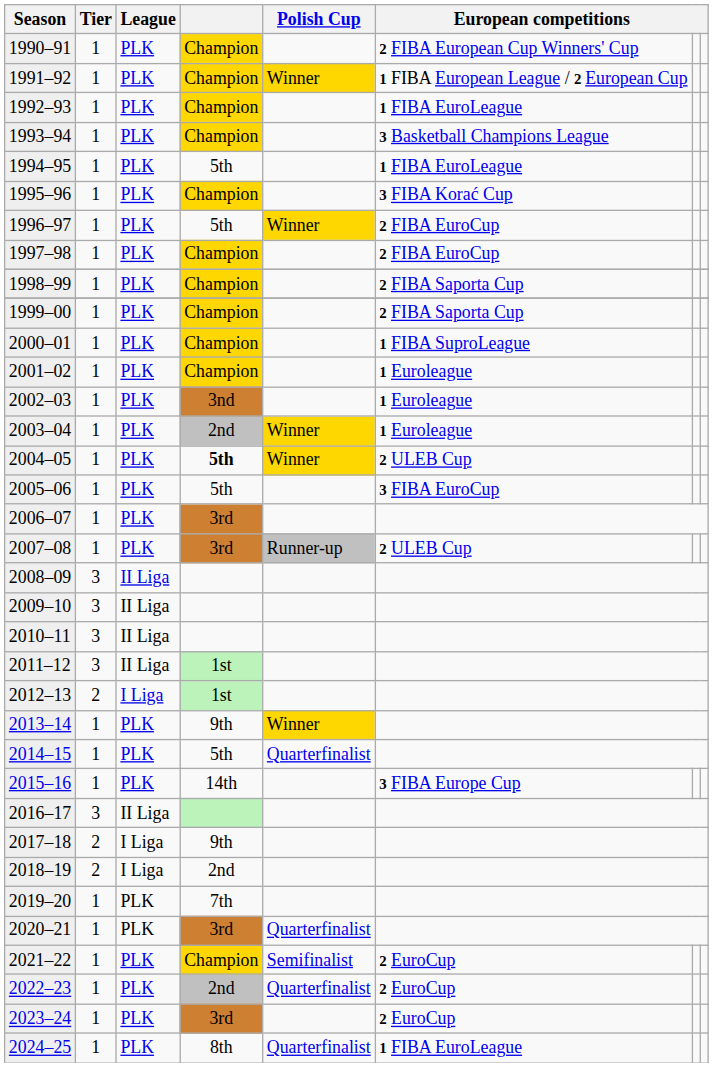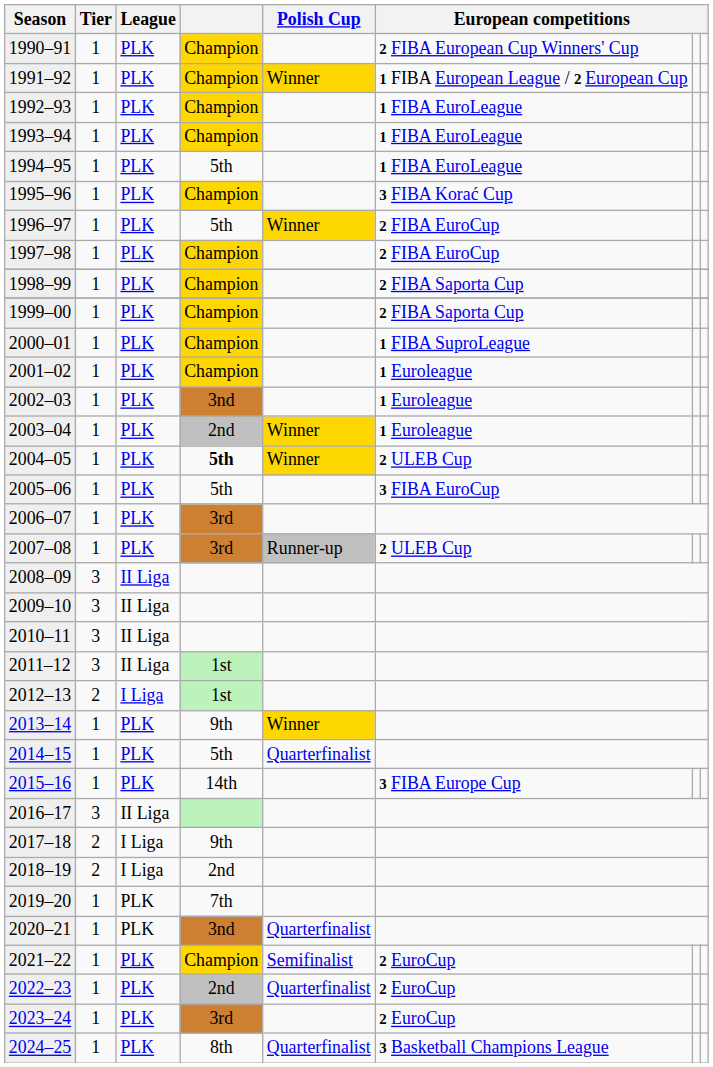(494, 136) 3 Basketball Champions League -> (451, 136) 1 FIBA EuroLeague
(221, 929) 3rd -> (221, 929) 3nd
(451, 1047) 1 FIBA EuroLeague -> (494, 1047) 3 Basketball Champions League
